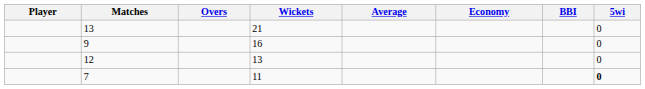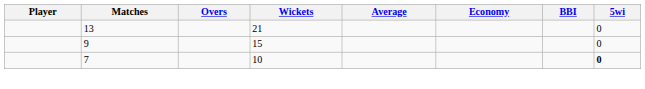(257, 44) 16 -> (257, 44) 15
- row: (89, 60)
(257, 76) 11 -> (257, 60) 10
